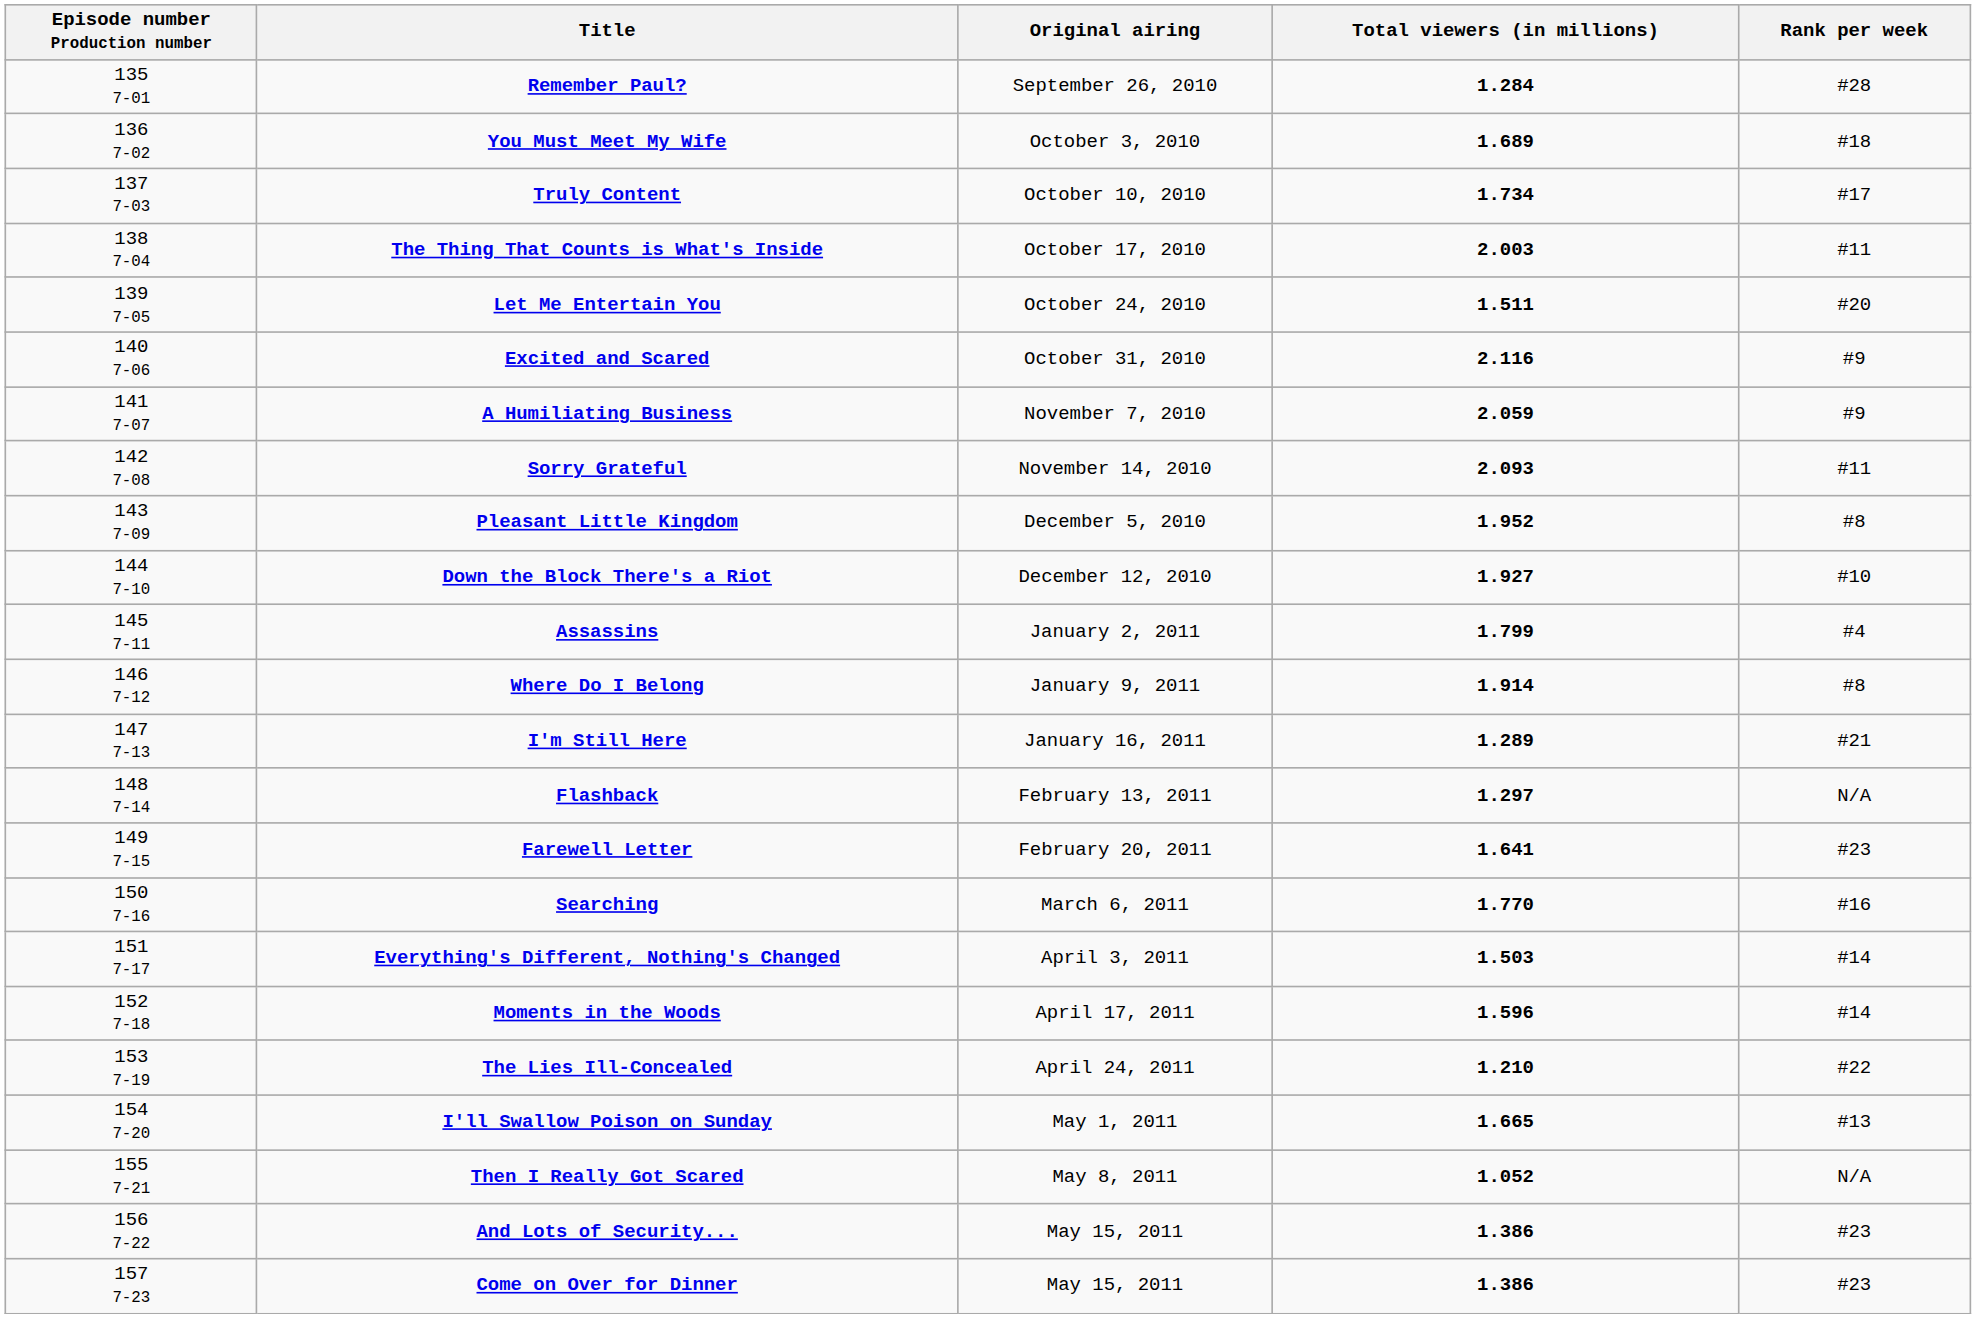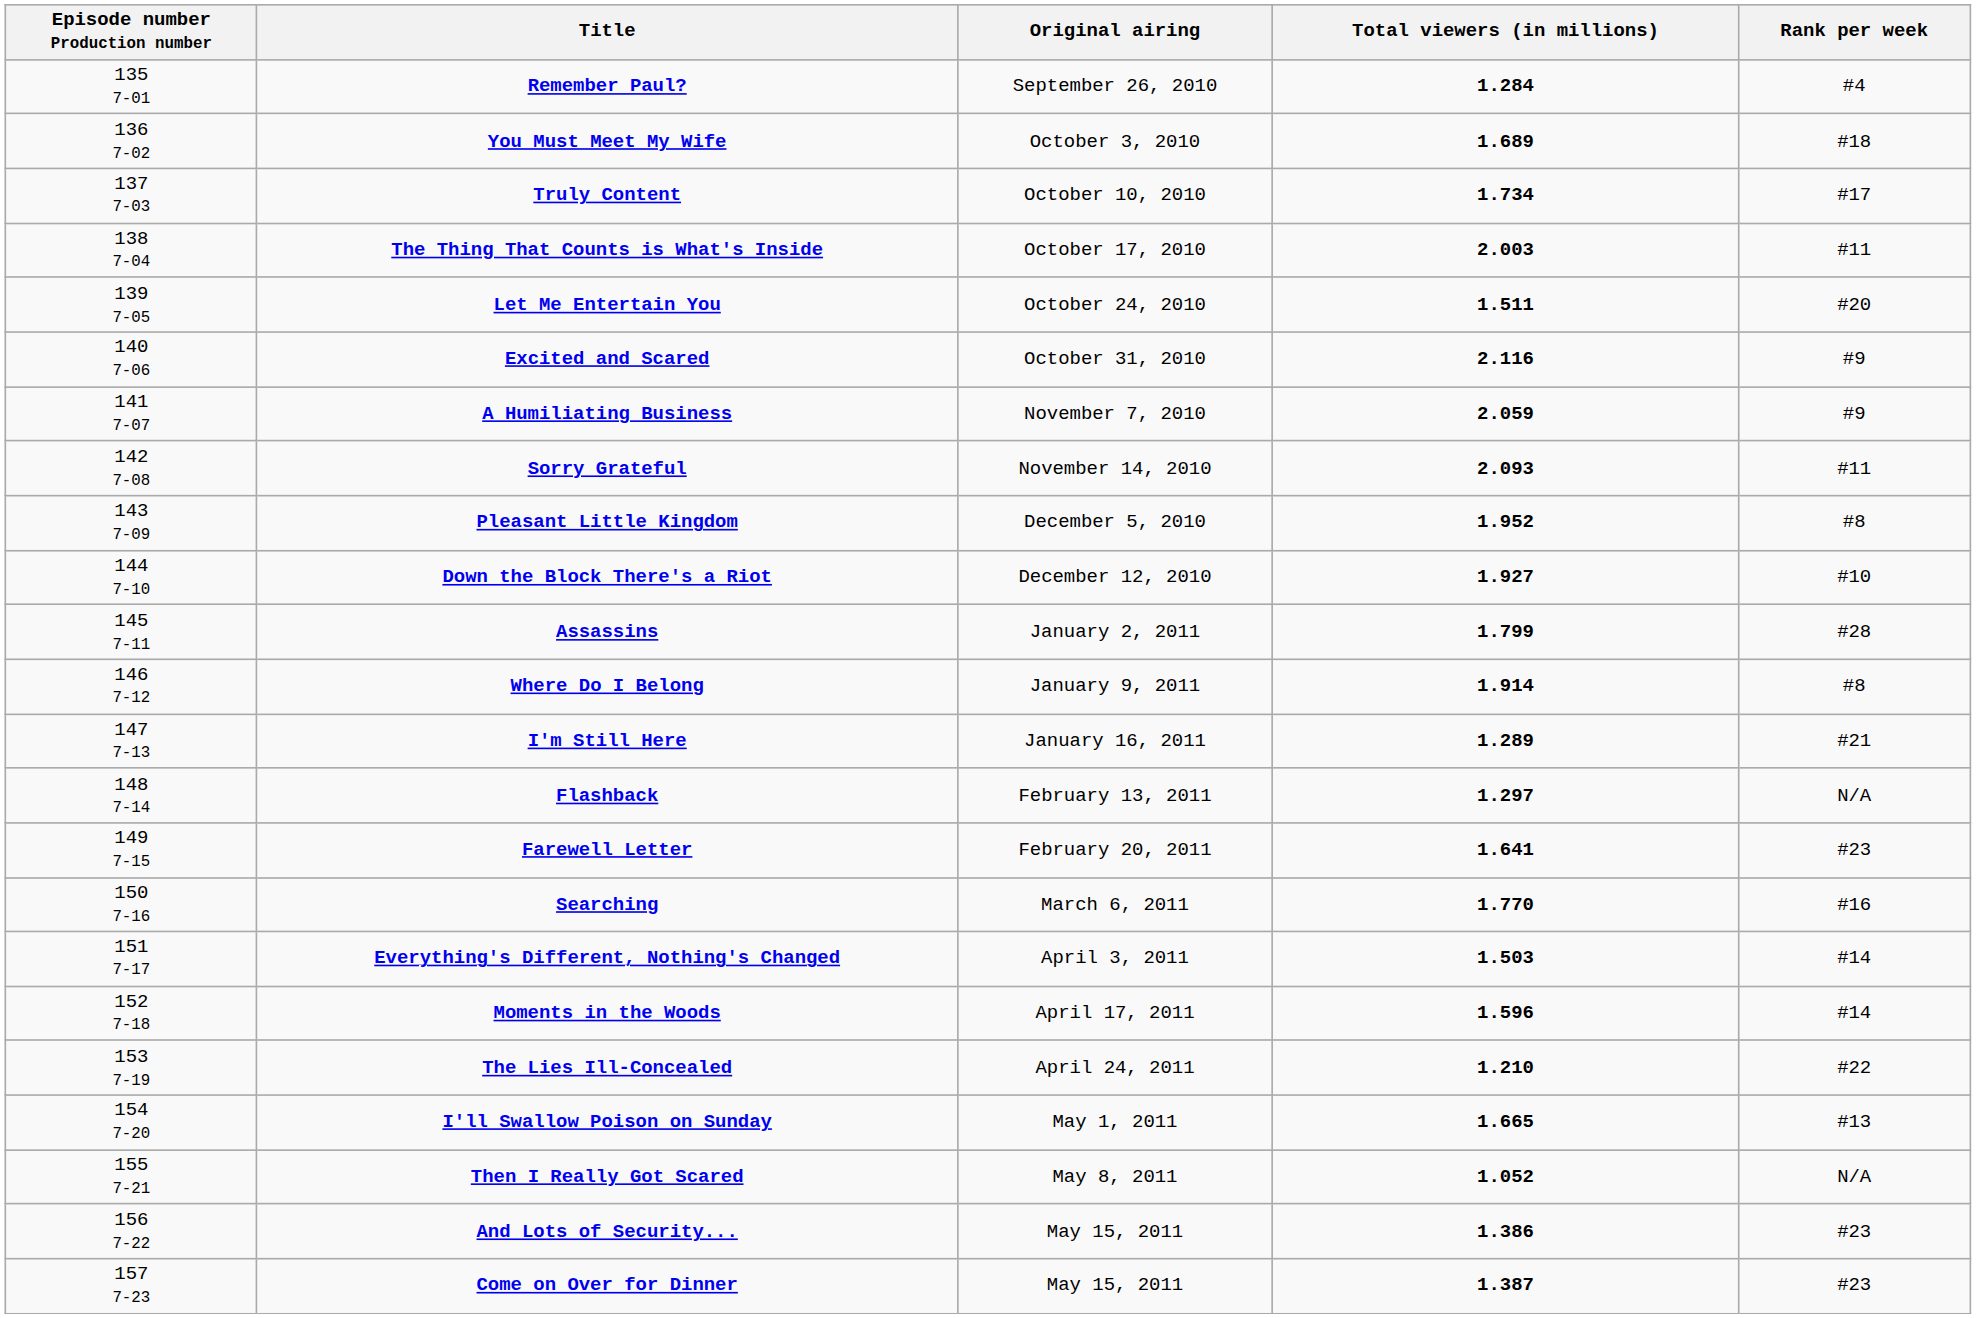(1854, 86) #28 -> (1854, 86) #4
(1854, 632) #4 -> (1854, 632) #28
(1506, 1286) 1.386 -> (1506, 1286) 1.387
